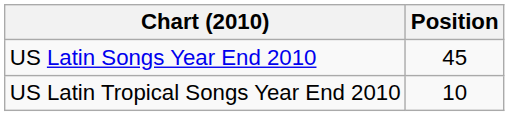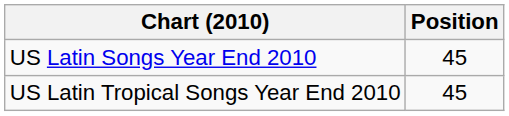(455, 92) 10 -> (455, 92) 45
